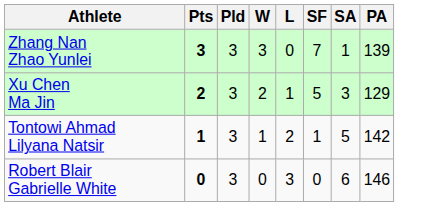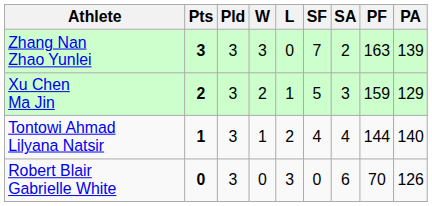+ column: (377, 17)
(345, 51) 1 -> (345, 51) 2
(317, 136) 1 -> (317, 136) 4
(345, 136) 5 -> (345, 136) 4
(377, 136) 142 -> (411, 136) 140
(377, 179) 146 -> (411, 179) 126
